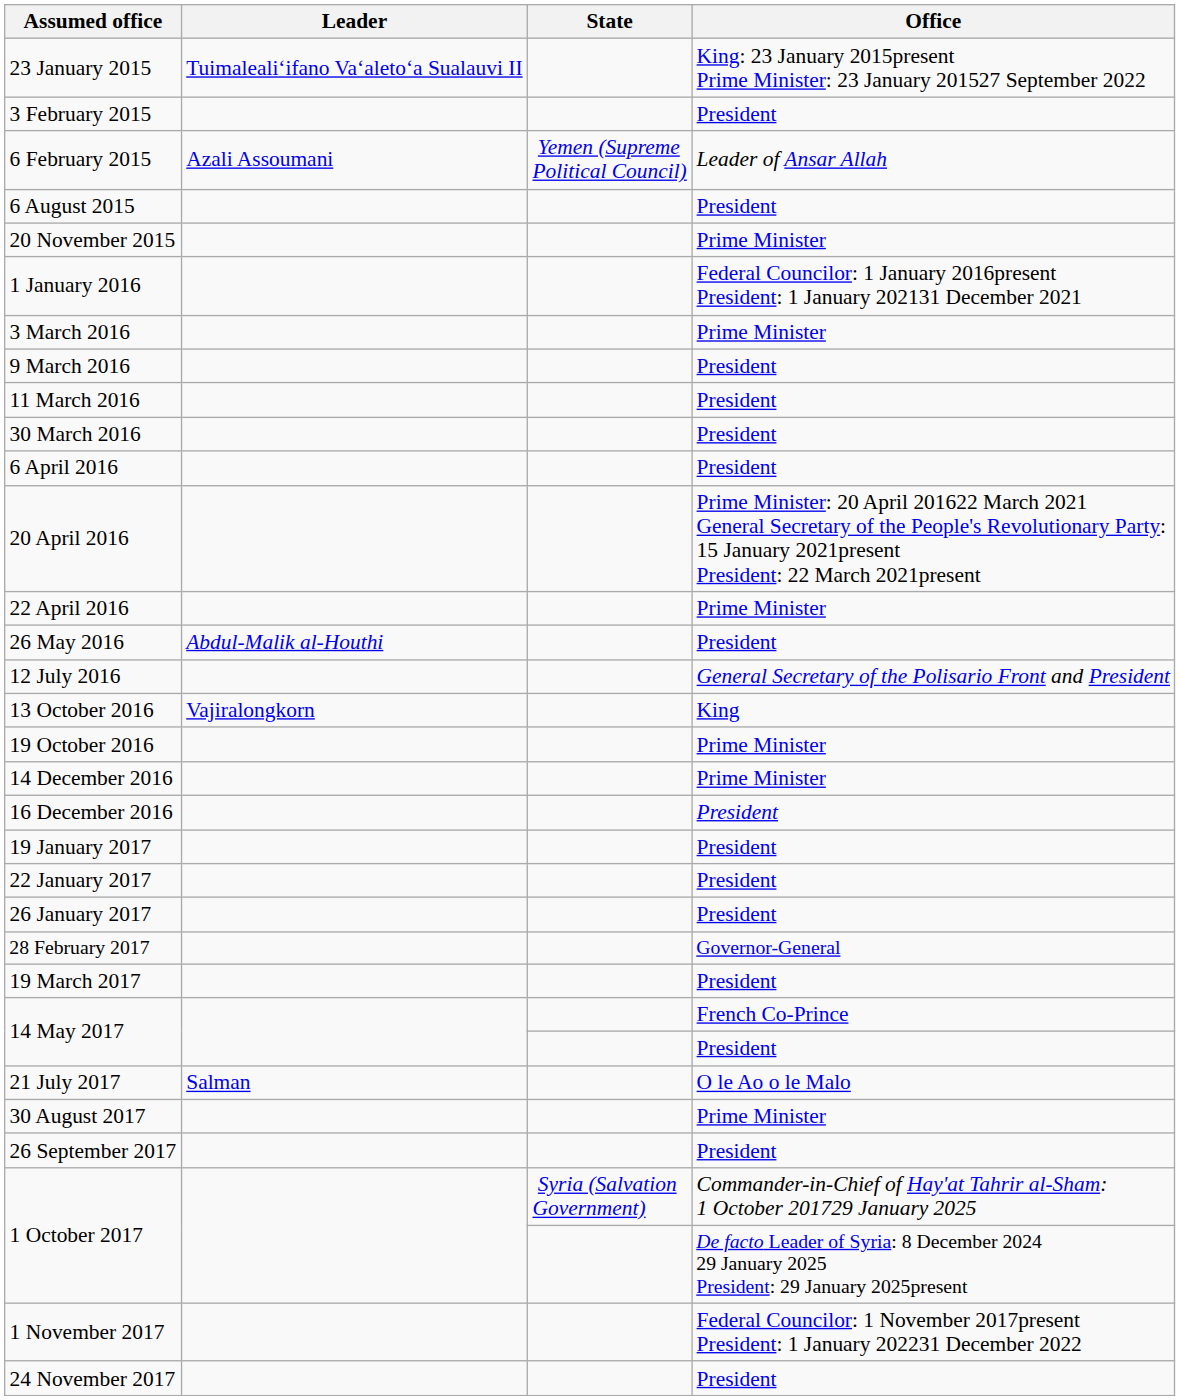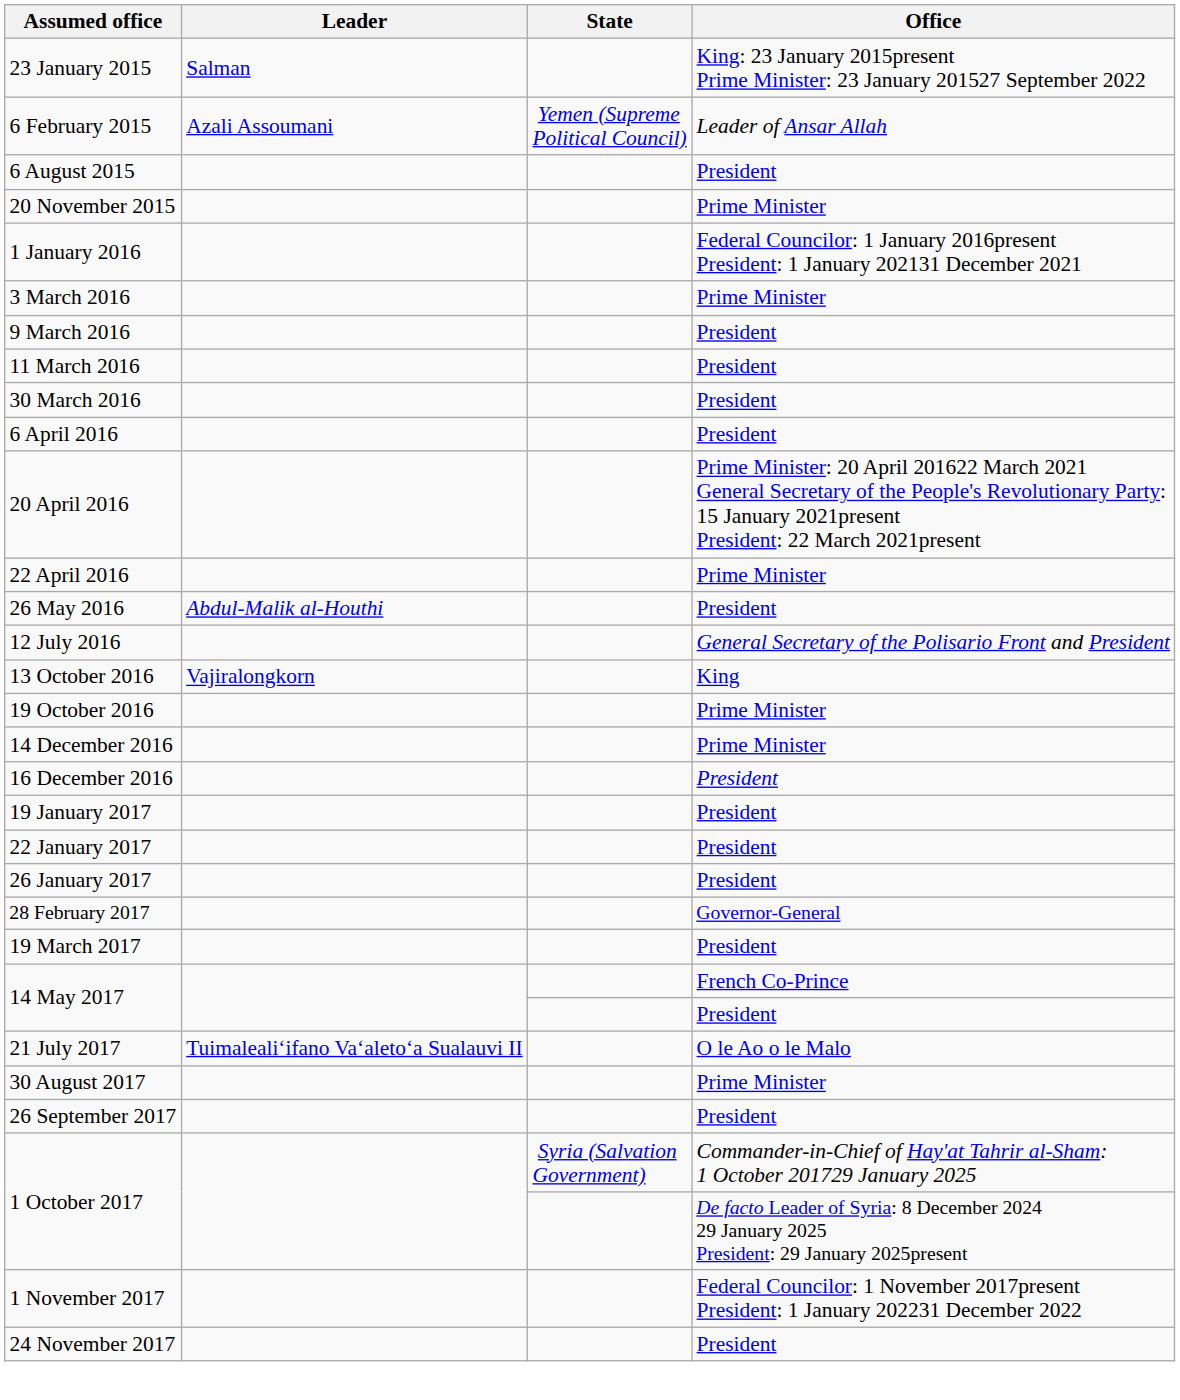(354, 67) Tuimalealiʻifano Vaʻaletoʻa Sualauvi II -> (218, 67) Salman
- row: (80, 113)
(218, 1082) Salman -> (354, 1048) Tuimalealiʻifano Vaʻaletoʻa Sualauvi II
